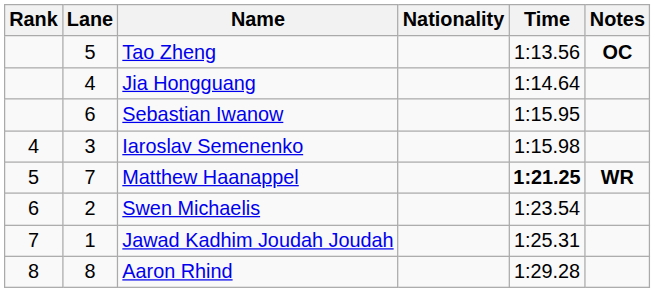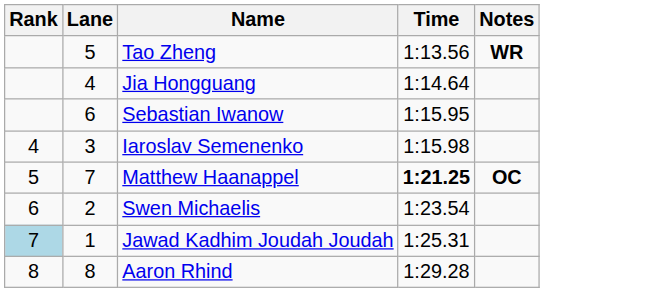- column: (454, 20)
(617, 51) OC -> (507, 51) WR
(617, 177) WR -> (507, 177) OC
(33, 240) no background -> (33, 240) lightblue background
